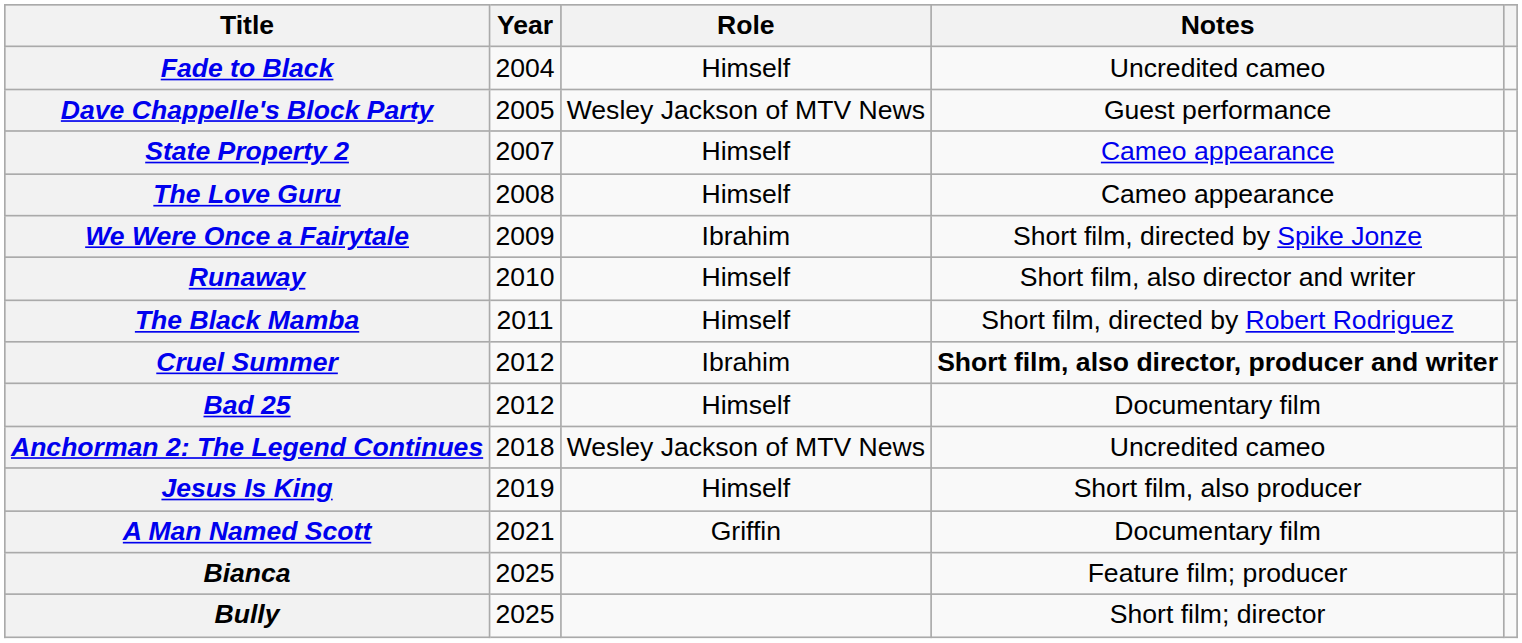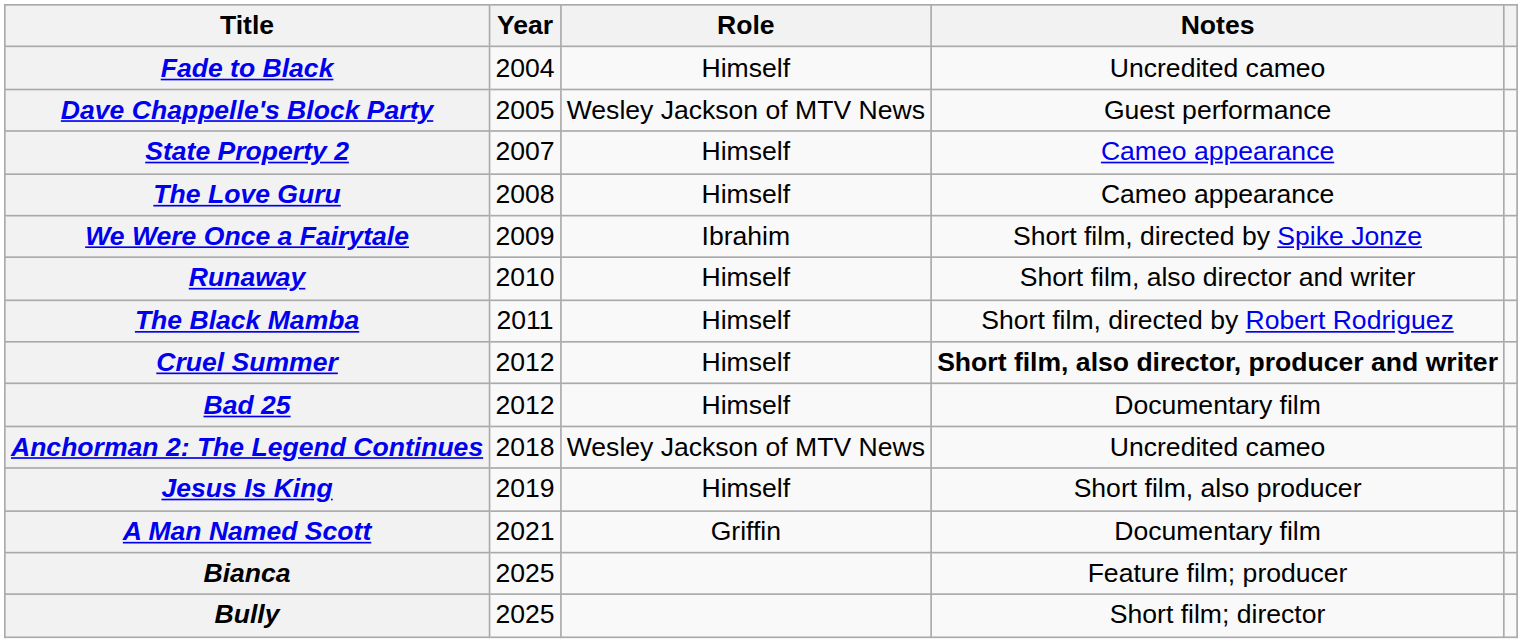(746, 362) Ibrahim -> (746, 362) Himself
